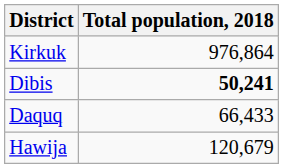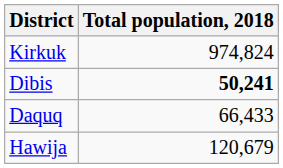(241, 52) 976,864 -> (241, 52) 974,824
